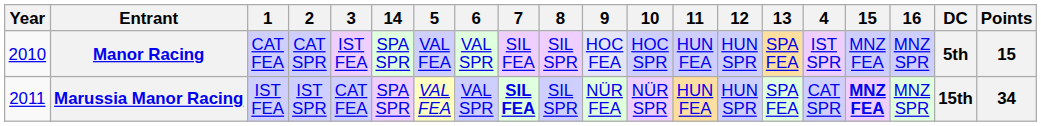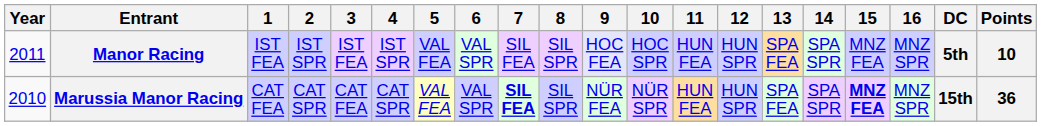columns swapped: (824, 18) <-> (393, 18)
(27, 53) 2010 -> (27, 53) 2011
(268, 53) CAT FEA -> (268, 53) IST FEA
(309, 53) CAT SPR -> (309, 53) IST SPR
(1007, 53) 15 -> (1007, 53) 10
(27, 99) 2011 -> (27, 99) 2010
(268, 99) IST FEA -> (268, 99) CAT FEA
(309, 99) IST SPR -> (309, 99) CAT SPR
(1007, 99) 34 -> (1007, 99) 36
